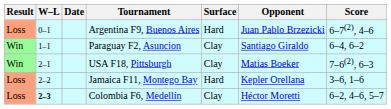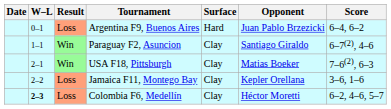columns swapped: (20, 12) <-> (74, 12)
(351, 29) 6–7(2), 4–6 -> (347, 28) 6–4, 6–2
(347, 46) 6–4, 6–2 -> (351, 45) 6–7(2), 4–6
(214, 80) Hard -> (213, 80) Clay
